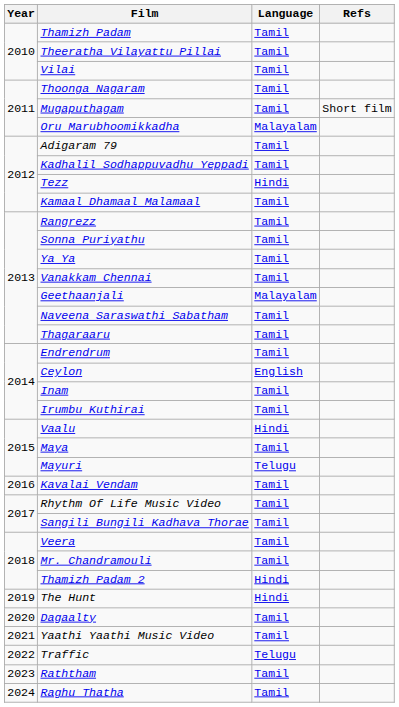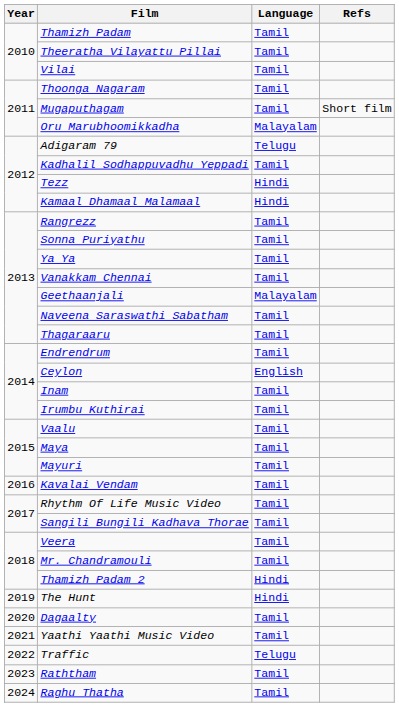(272, 146) Tamil -> (275, 146) Telugu
(272, 202) Tamil -> (272, 202) Hindi
(272, 429) Hindi -> (272, 429) Tamil
(275, 466) Telugu -> (272, 466) Tamil
